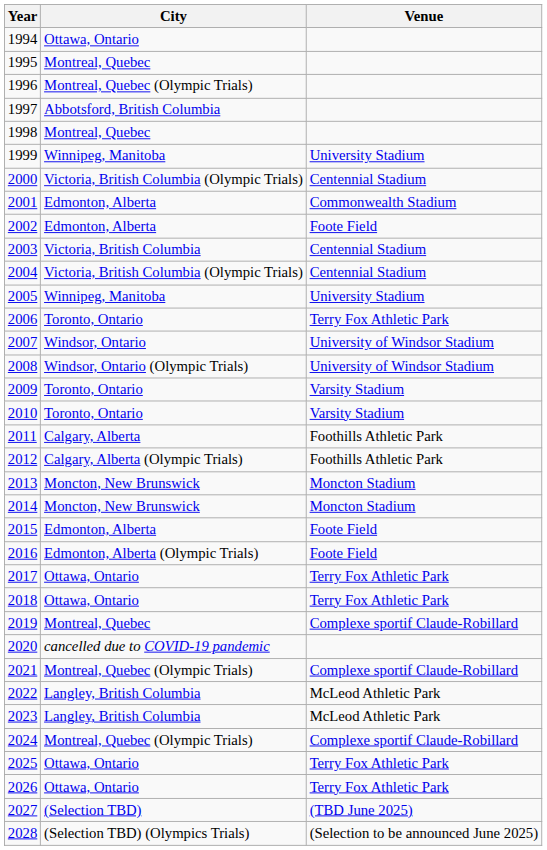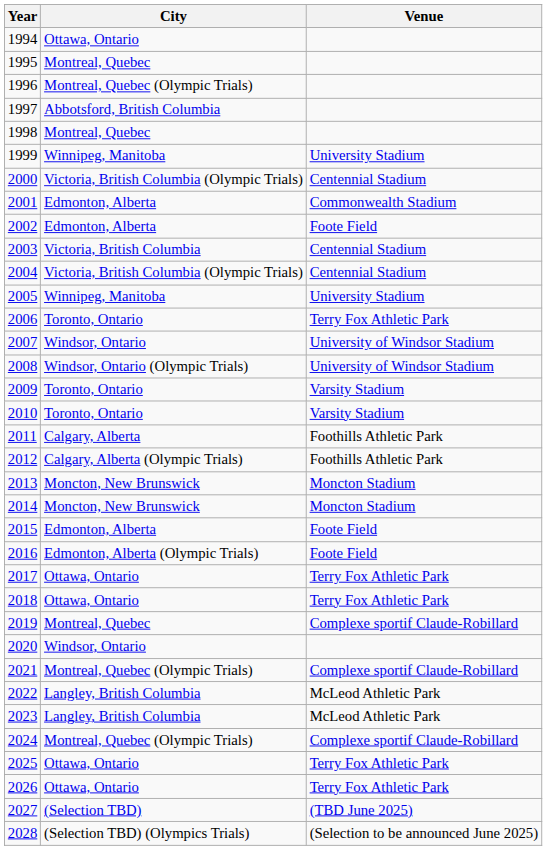(157, 646) cancelled due to COVID-19 pandemic -> (95, 646) Windsor, Ontario
